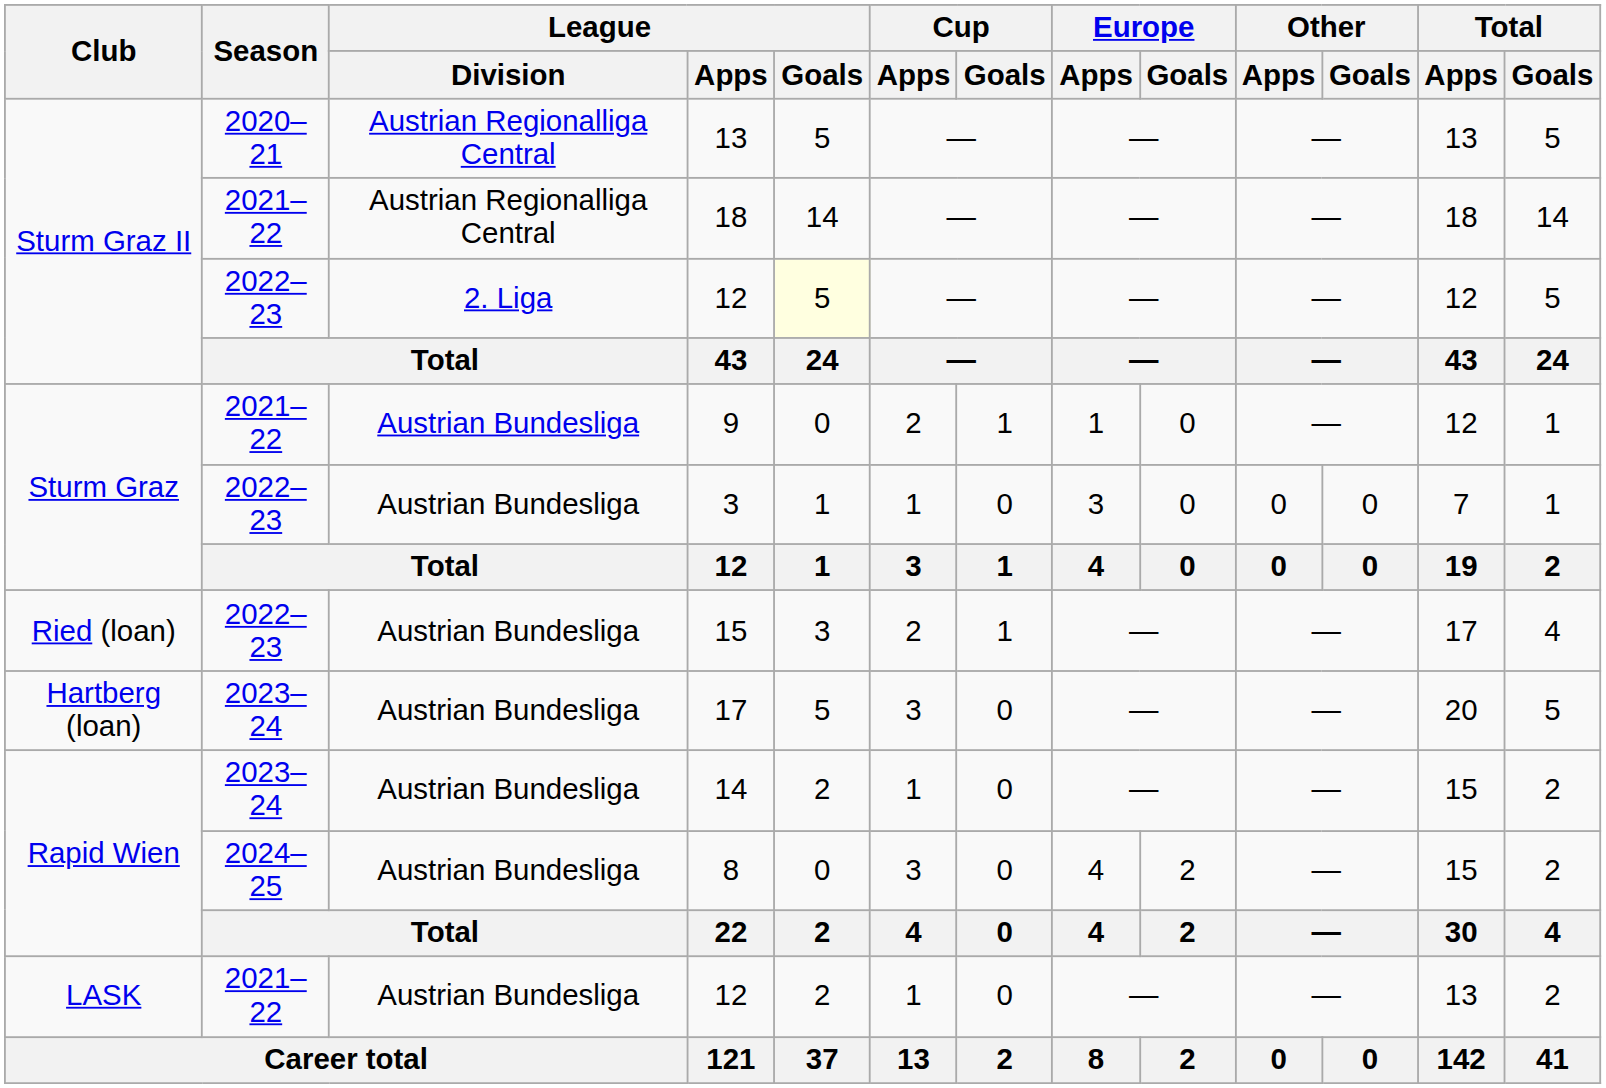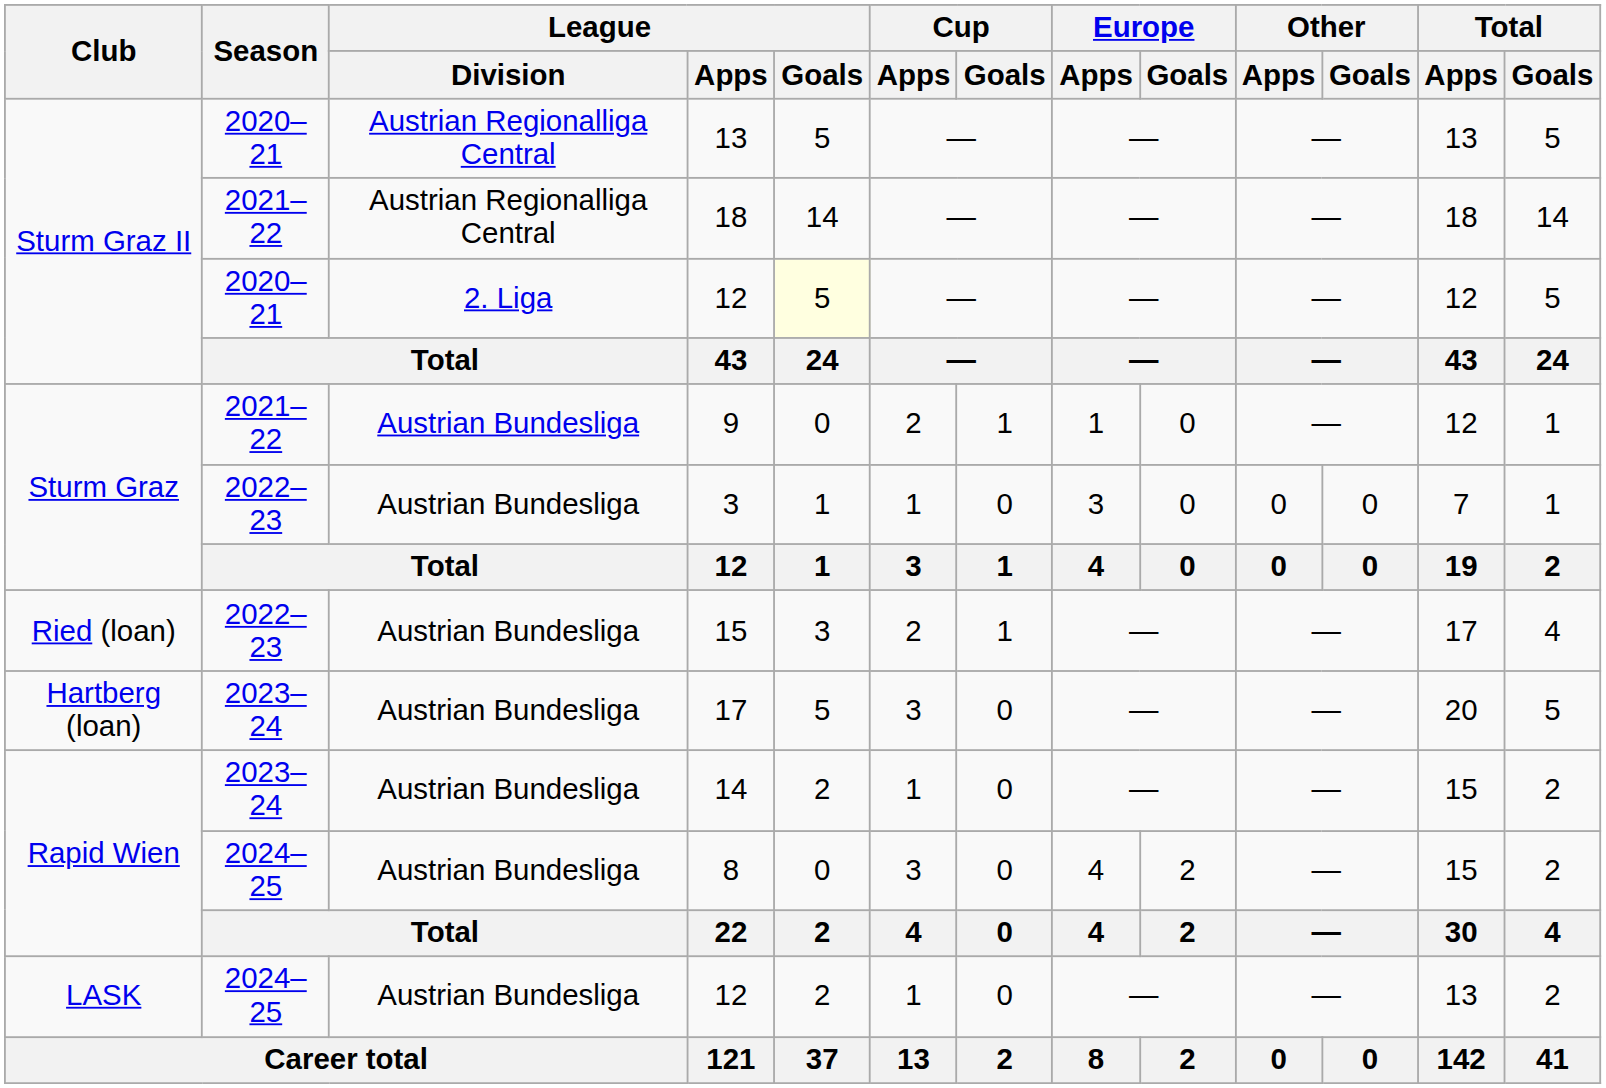(266, 297) 2022–23 -> (266, 297) 2020–21
(266, 996) 2021–22 -> (266, 996) 2024–25
